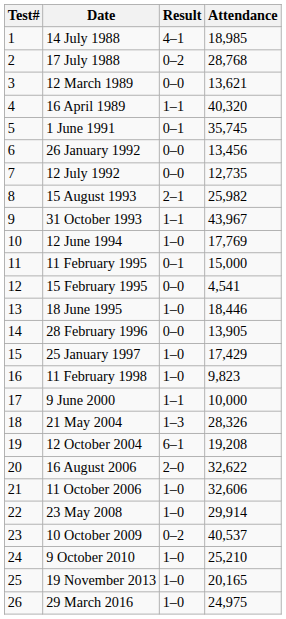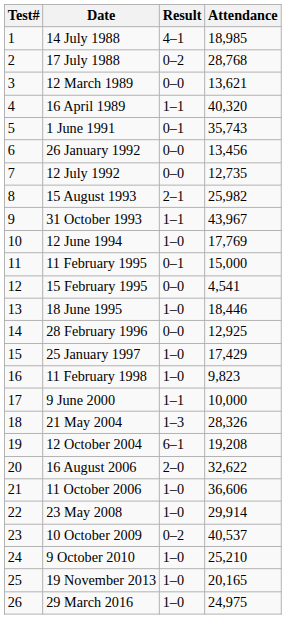(228, 128) 35,745 -> (228, 128) 35,743
(228, 331) 13,905 -> (228, 331) 12,925
(228, 490) 32,606 -> (228, 490) 36,606
